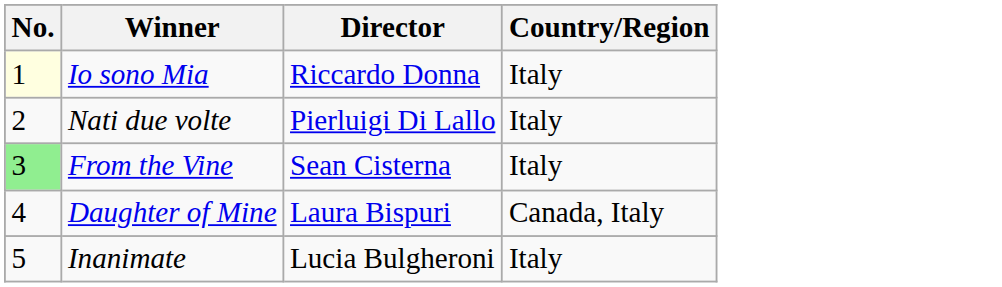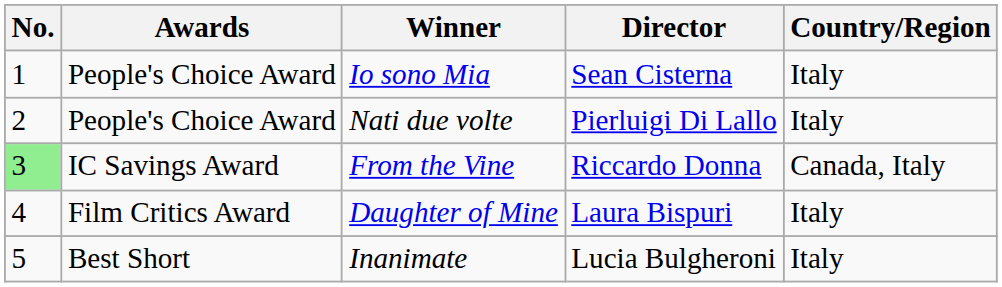+ column: (202, 27)
(19, 73) lightyellow background -> (19, 73) no background
(385, 73) Riccardo Donna -> (652, 73) Sean Cisterna
(370, 166) Sean Cisterna -> (666, 166) Riccardo Donna
(536, 166) Italy -> (868, 166) Canada, Italy
(586, 212) Canada, Italy -> (817, 212) Italy
